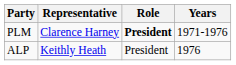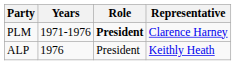columns swapped: (80, 13) <-> (202, 13)
